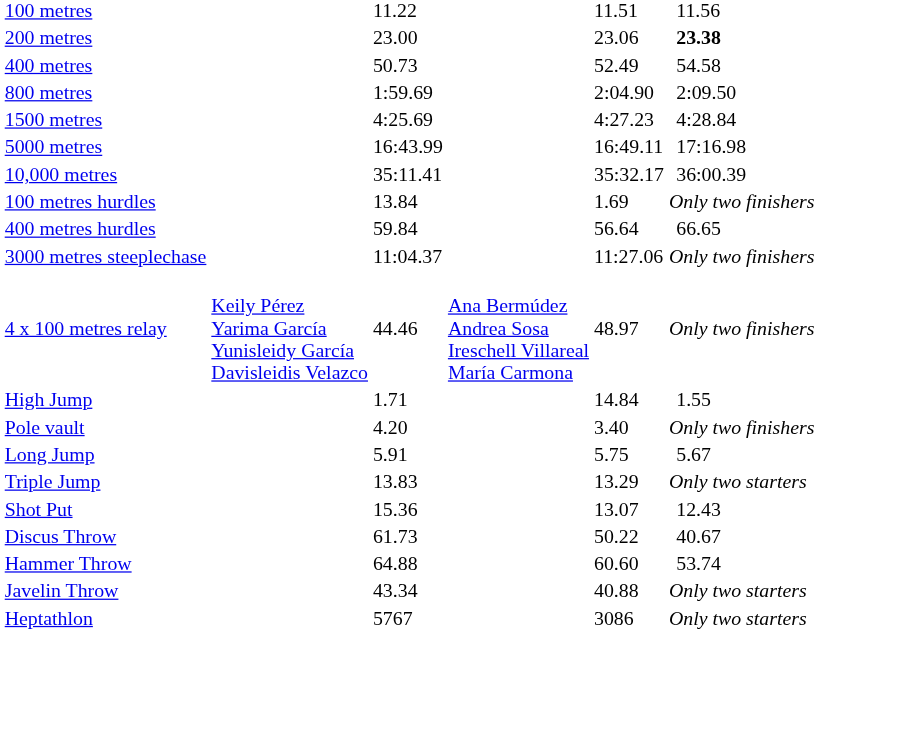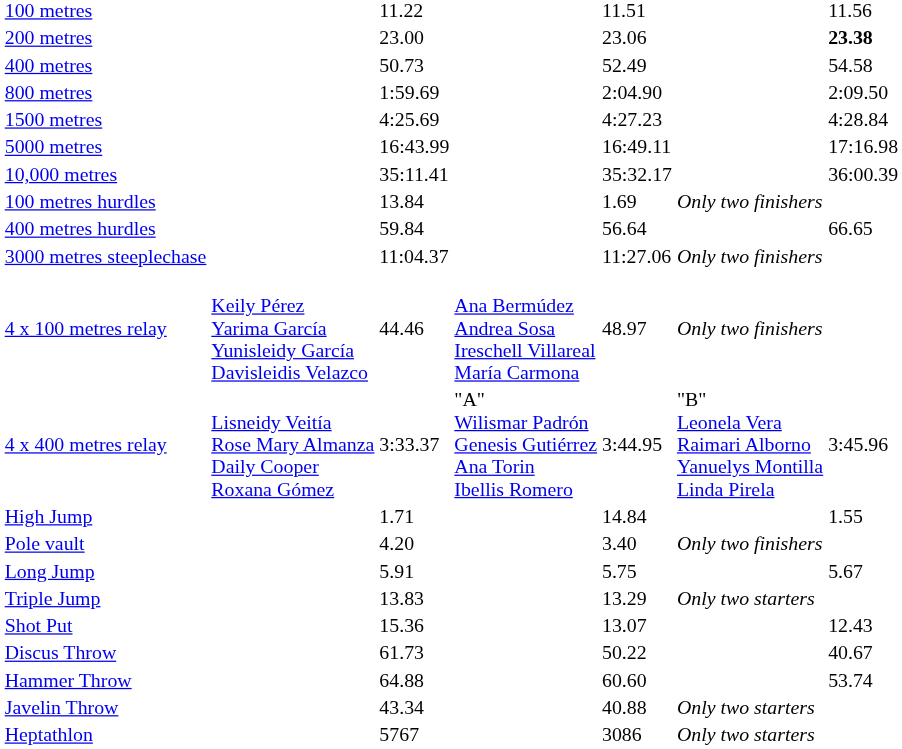+ row: (86, 444)
